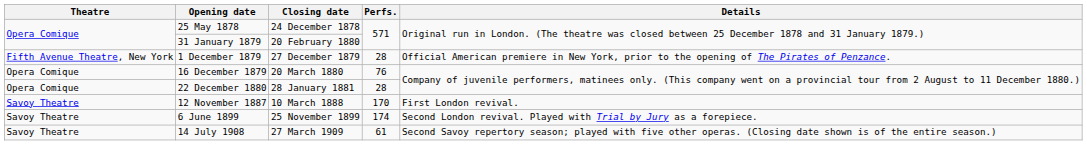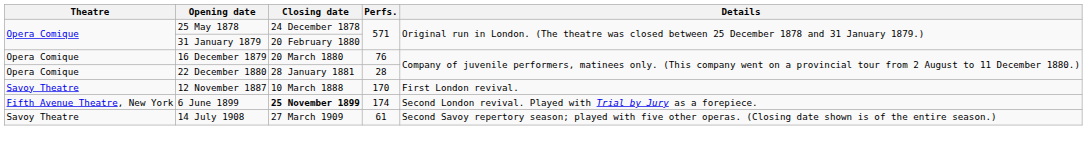- row: (219, 57)
(43, 117) Savoy Theatre -> (90, 102) Fifth Avenue Theatre, New York
(315, 117) normal -> (315, 102) bold
